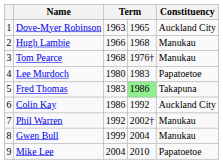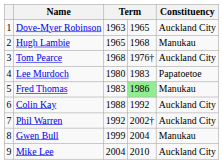(116, 43) 1966 -> (116, 43) 1965
(177, 58) Manukau -> (187, 58) Auckland City
(178, 89) Takapuna -> (177, 89) Manukau
(116, 105) 1986 -> (116, 105) 1988
(177, 120) Manukau -> (187, 120) Auckland City
(180, 151) Papatoetoe -> (187, 151) Auckland City
